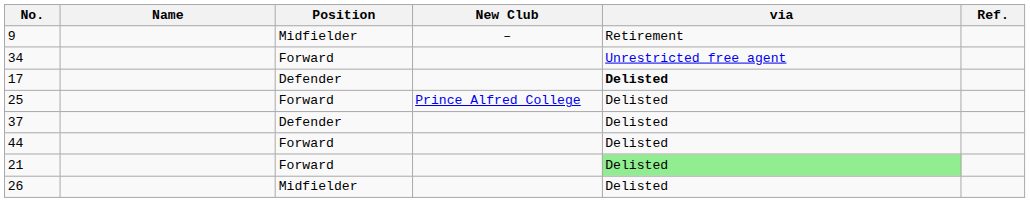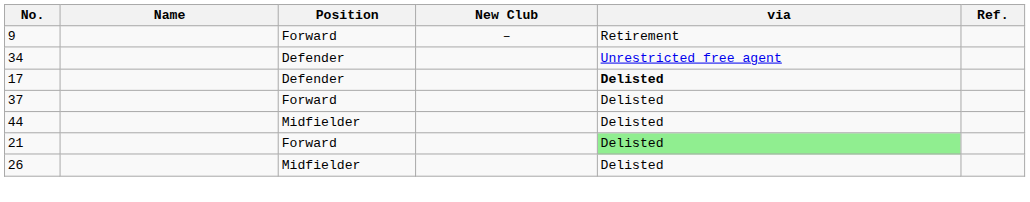(318, 37) Midfielder -> (309, 37) Forward
(306, 58) Forward -> (313, 58) Defender
- row: (16, 101)
(310, 122) Defender -> (309, 101) Forward
(306, 144) Forward -> (321, 122) Midfielder
